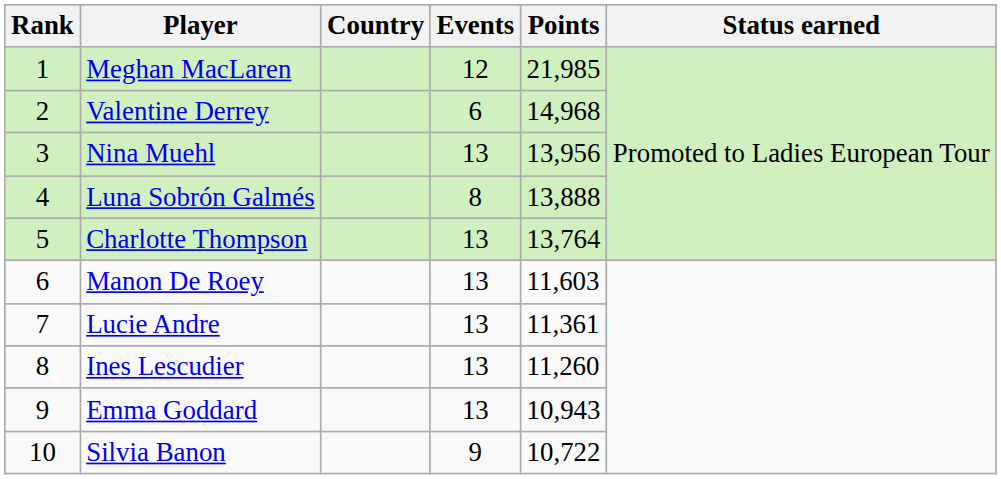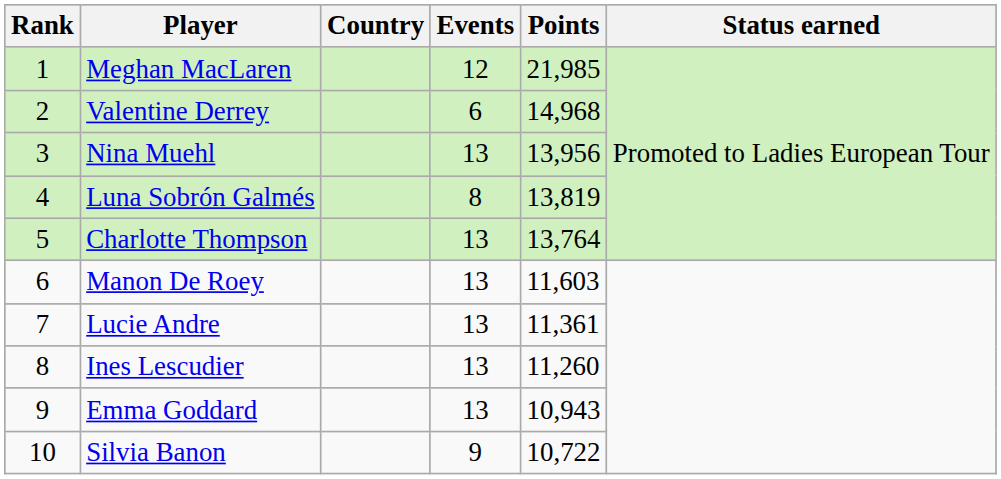(564, 196) 13,888 -> (564, 196) 13,819
